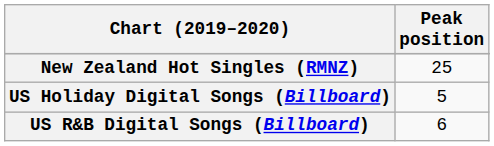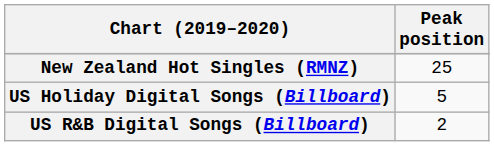(442, 126) 6 -> (442, 126) 2
